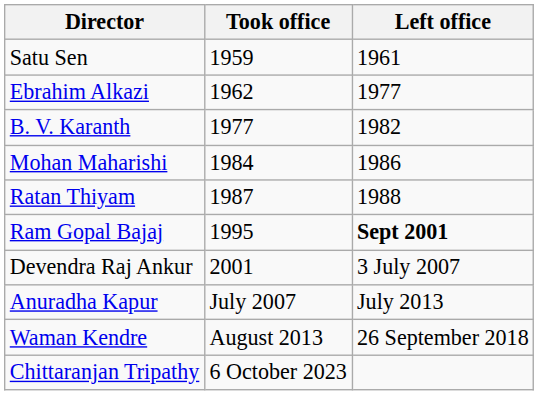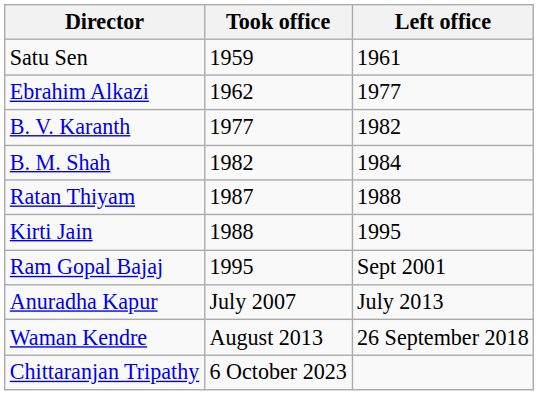+ row: (60, 162)
- row: (89, 162)
+ row: (51, 232)
(403, 232) bold -> (401, 267) normal
- row: (101, 267)
